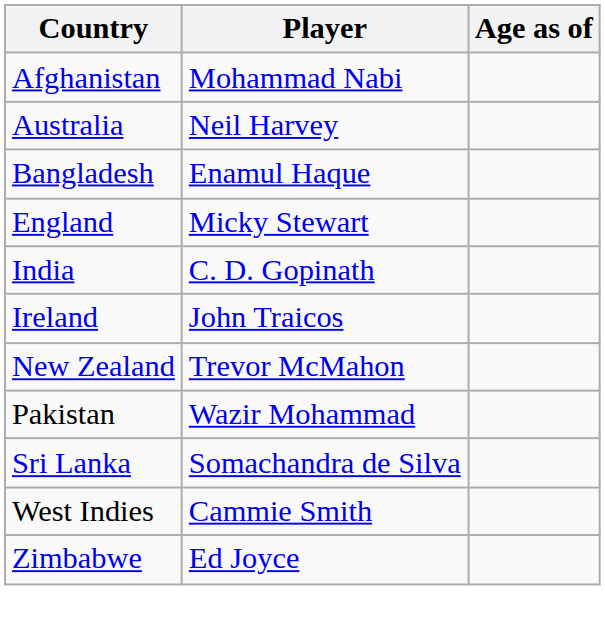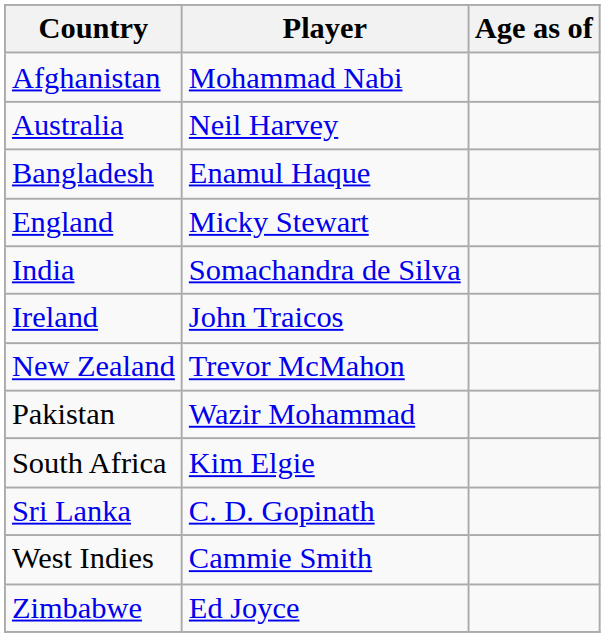(282, 269) C. D. Gopinath -> (325, 269) Somachandra de Silva
+ row: (89, 462)
(325, 462) Somachandra de Silva -> (282, 510) C. D. Gopinath
